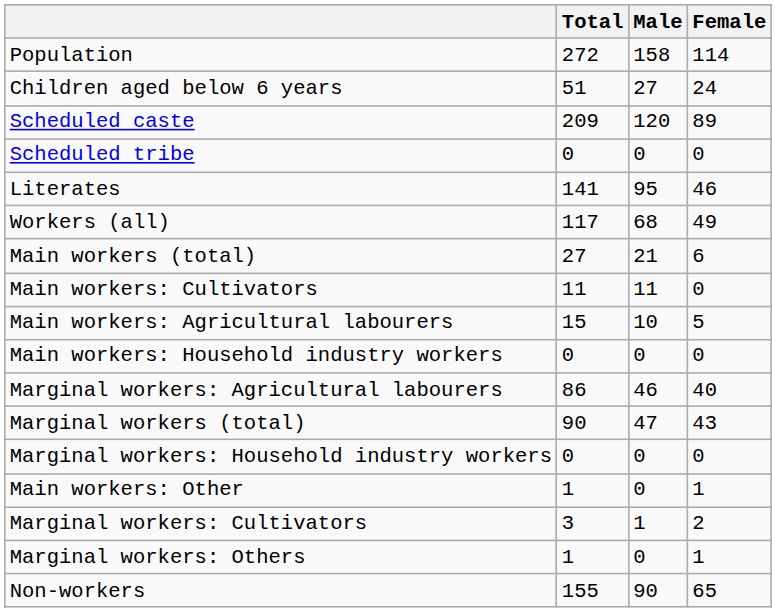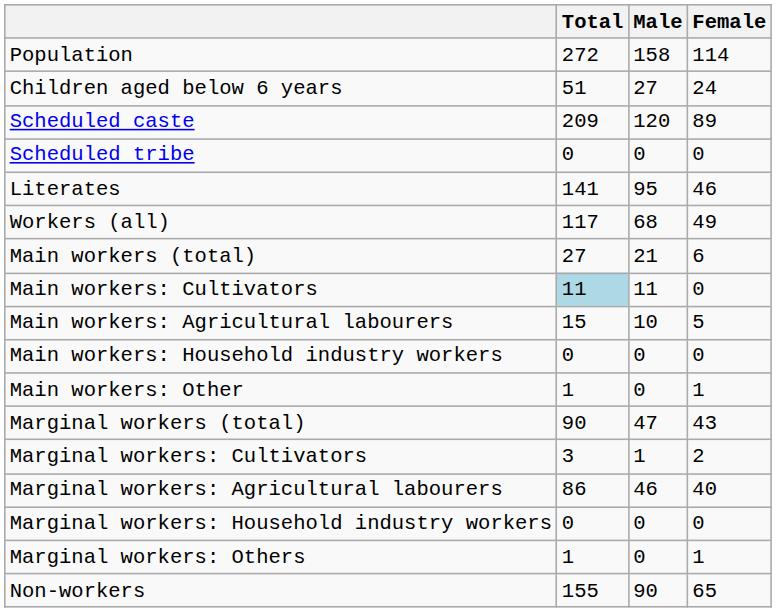(574, 289) no background -> (574, 289) lightblue background
rows swapped: (127, 490) <-> (256, 390)
rows swapped: (188, 524) <-> (281, 457)
